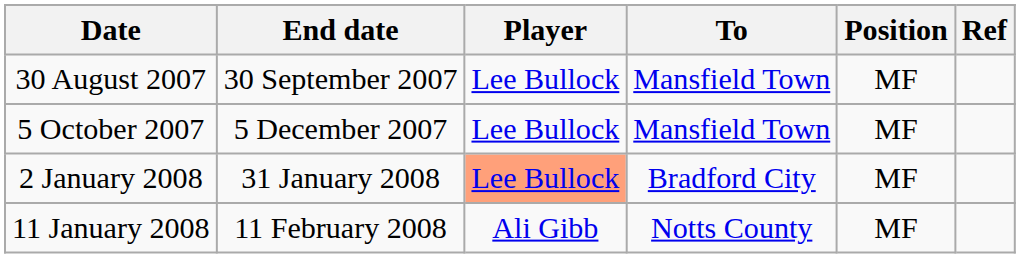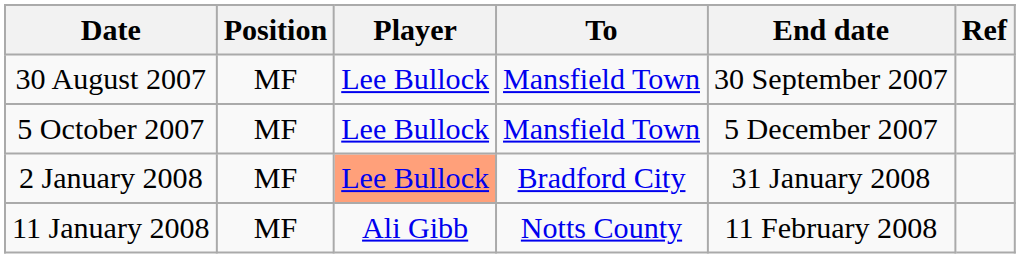columns swapped: (896, 29) <-> (341, 29)
